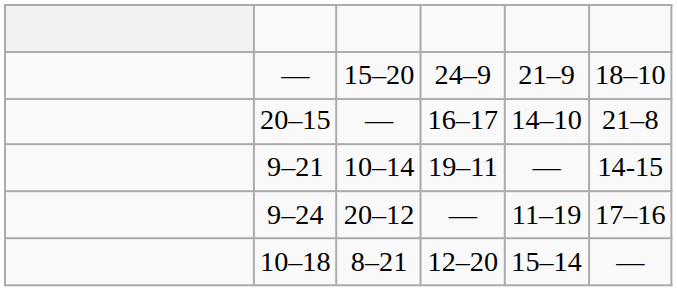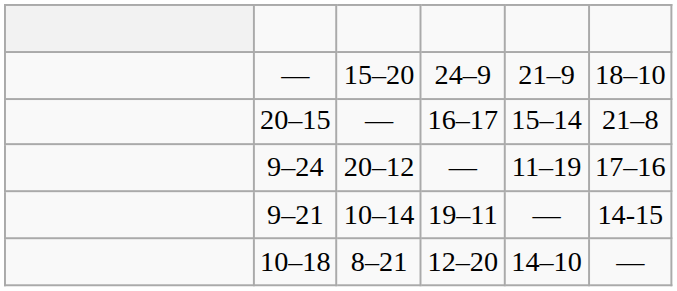(547, 121) 14–10 -> (547, 121) 15–14
rows swapped: (295, 214) <-> (295, 167)
(547, 260) 15–14 -> (547, 260) 14–10
